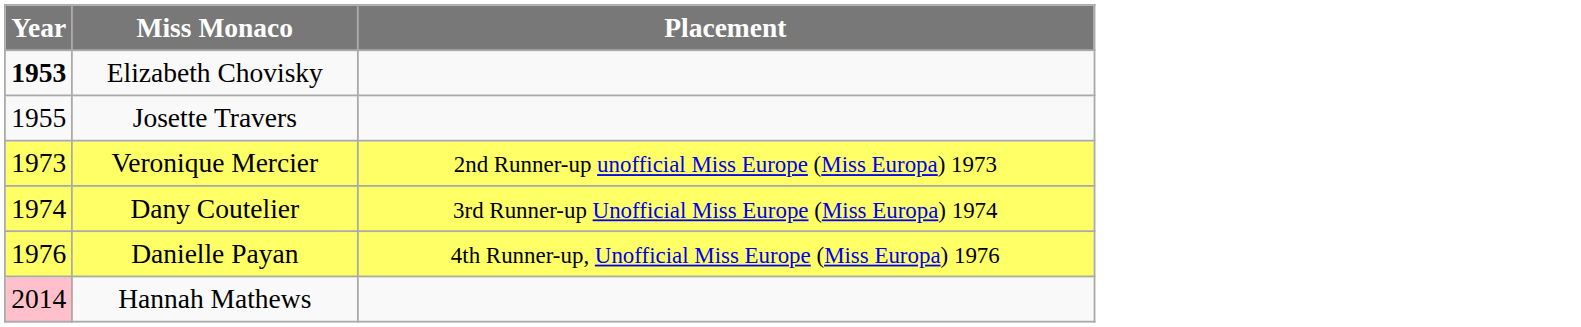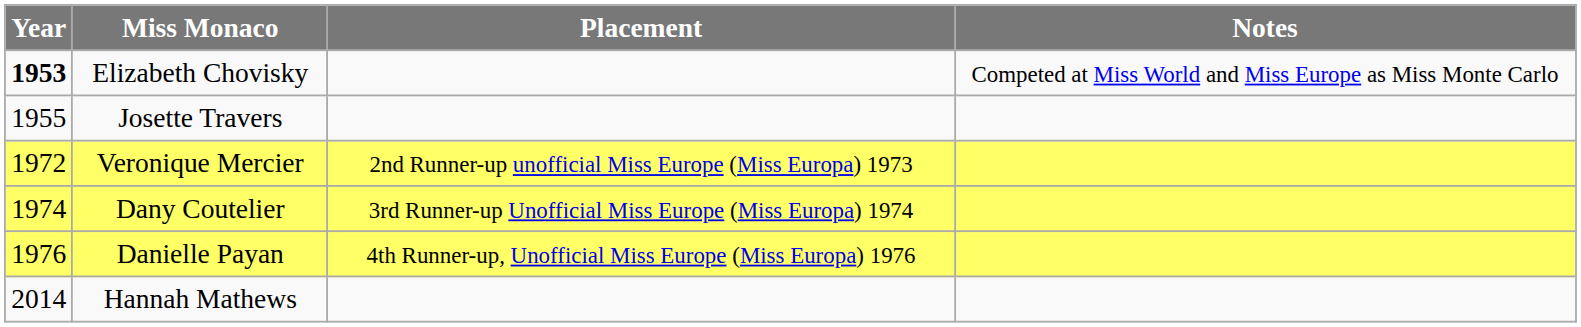+ column: (1265, 27)
(39, 163) 1973 -> (39, 163) 1972
(39, 299) pink background -> (39, 299) no background
